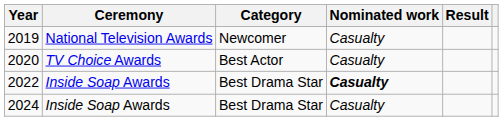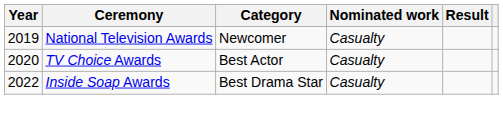(359, 82) bold -> (357, 82) normal
- row: (23, 104)
